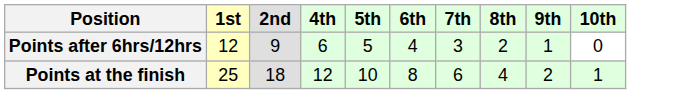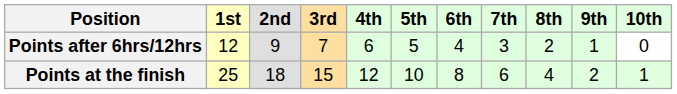+ column: (323, 18)
